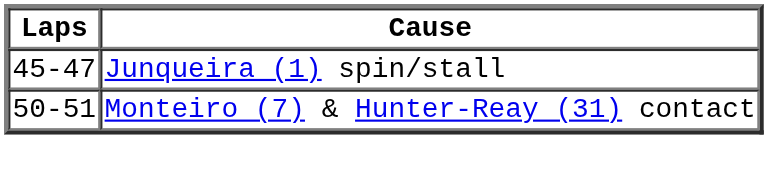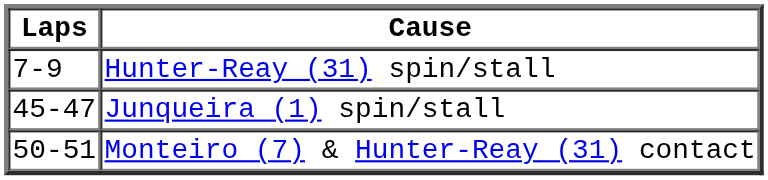+ row: (330, 69)
